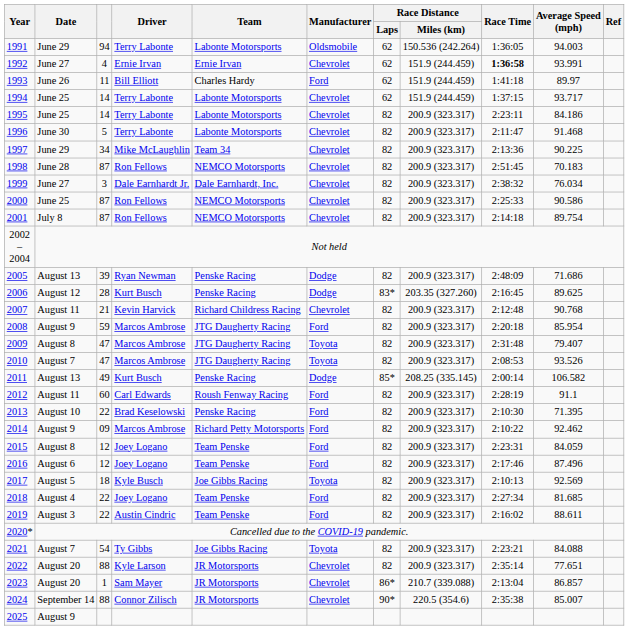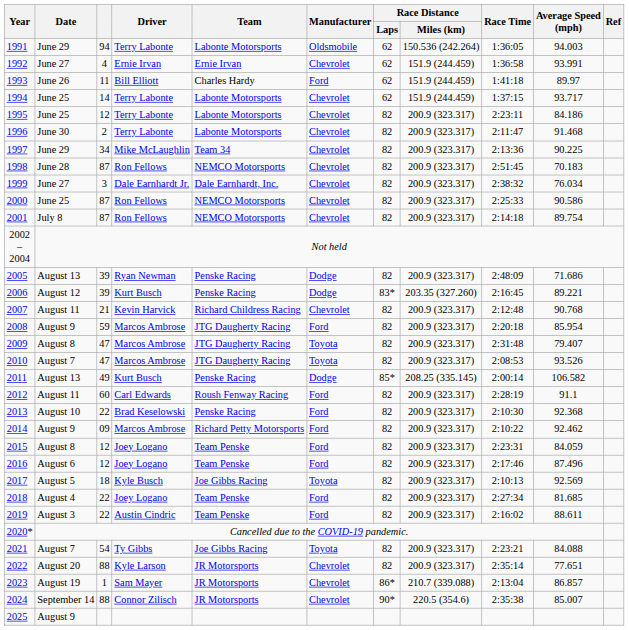(508, 64) bold -> (508, 64) normal
(104, 115) 14 -> (104, 115) 12
(104, 132) 5 -> (104, 132) 2
(104, 293) 28 -> (104, 293) 39
(568, 293) 89.625 -> (568, 293) 89.221
(568, 412) 71.395 -> (568, 412) 92.368
(59, 583) August 20 -> (59, 583) August 19
